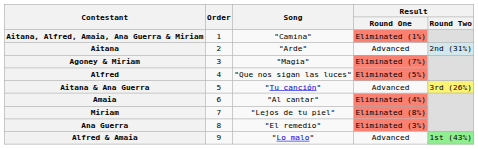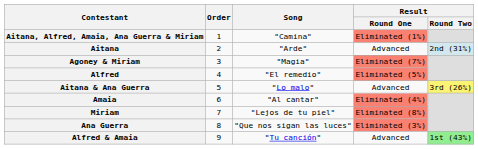(293, 74) "Que nos sigan las luces" -> (293, 74) "El remedio"
(293, 87) "Tu canción" -> (293, 87) "Lo malo"
(293, 125) "El remedio" -> (293, 125) "Que nos sigan las luces"
(293, 138) "Lo malo" -> (293, 138) "Tu canción"
